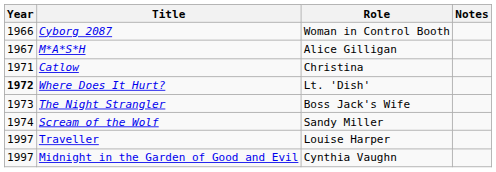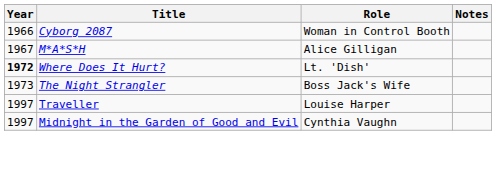- row: (59, 67)
- row: (99, 121)
